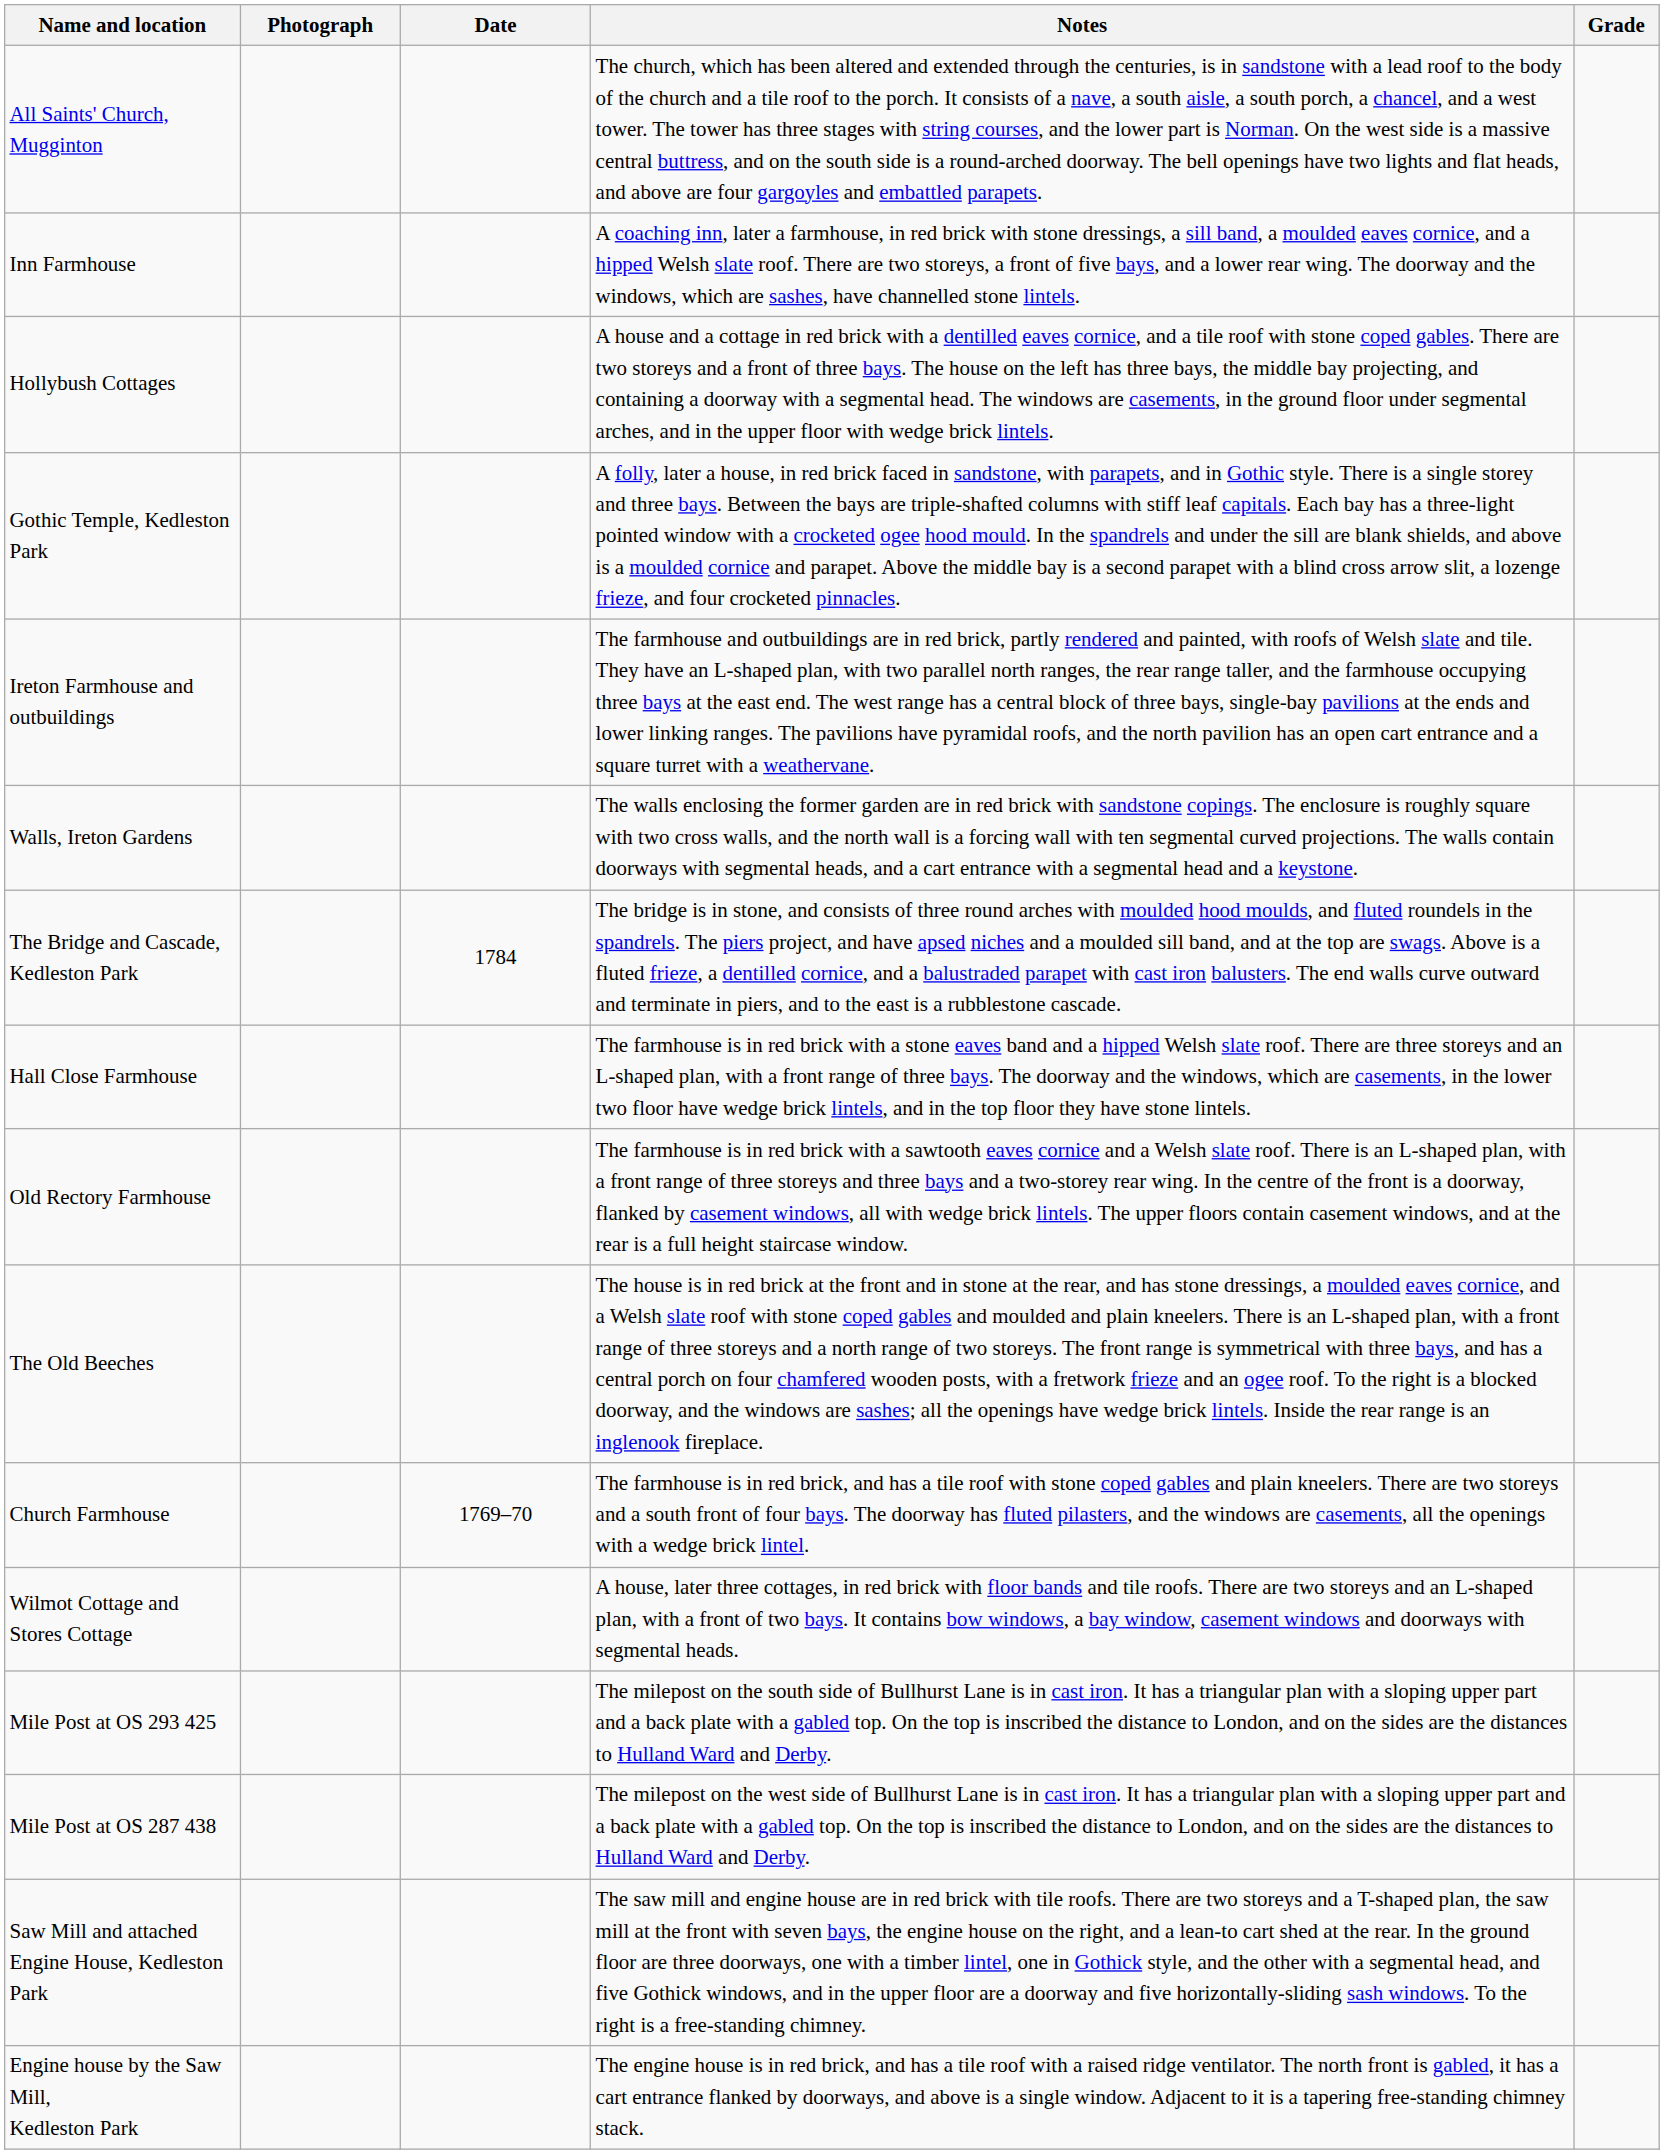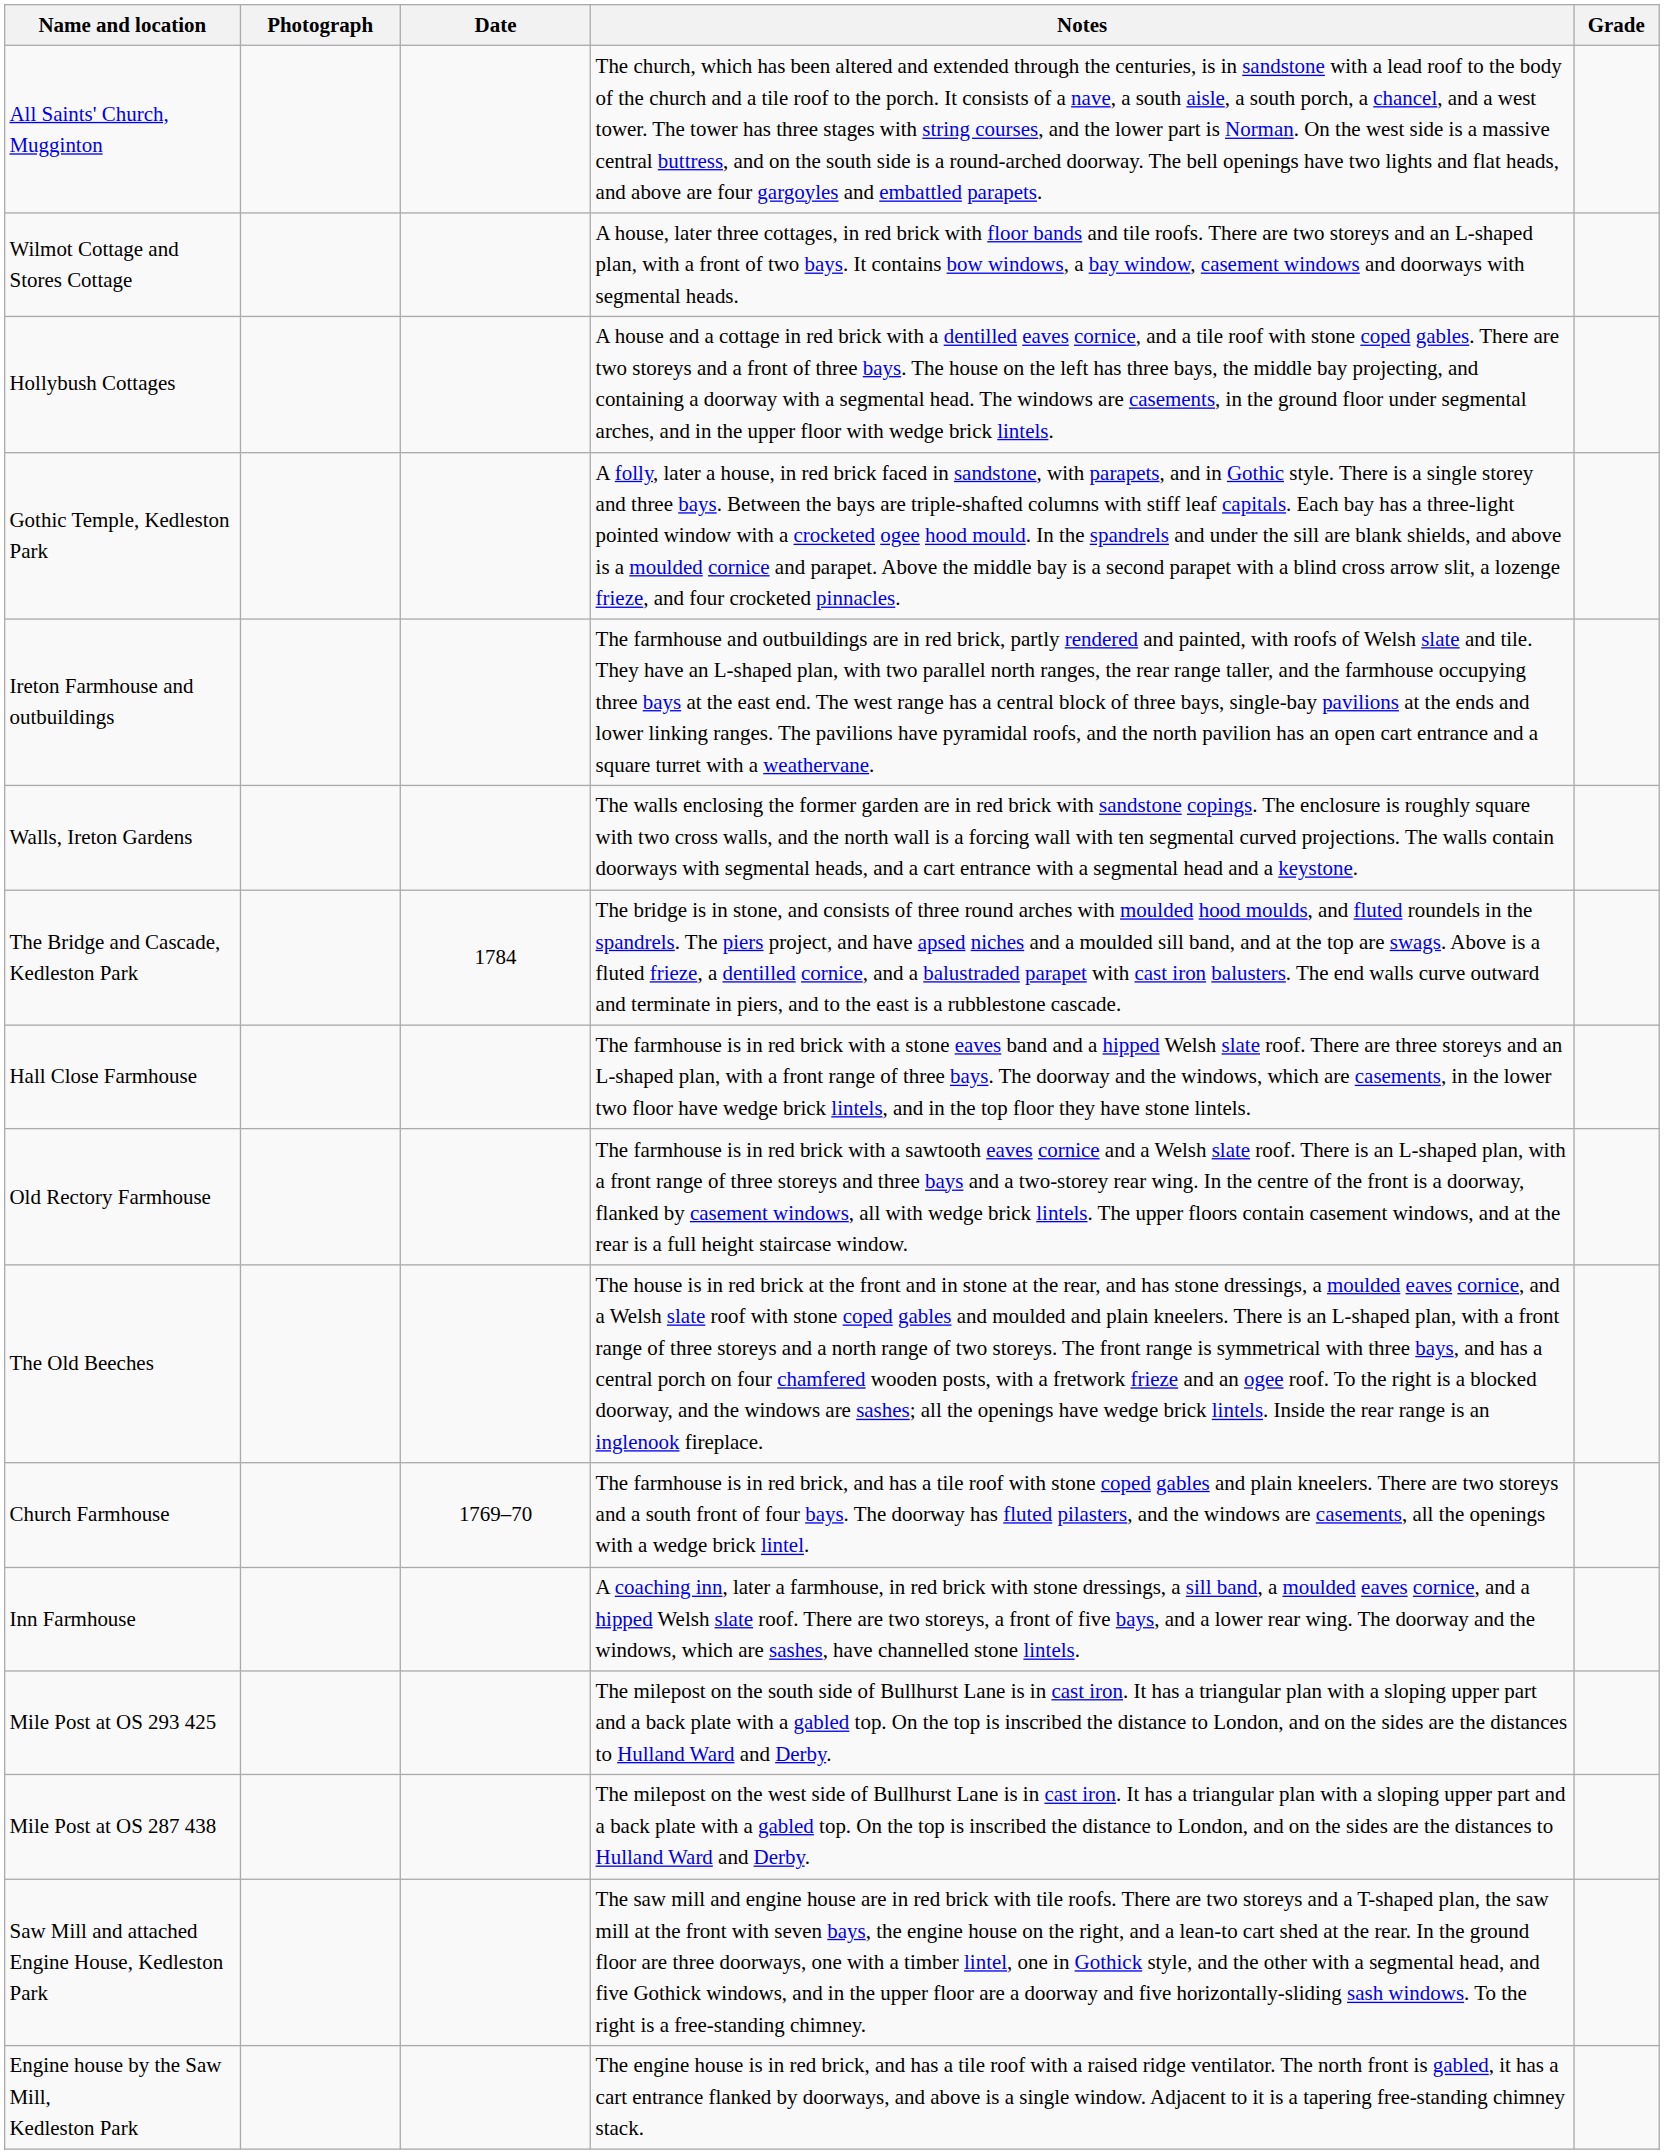rows swapped: (94, 1618) <-> (73, 264)
